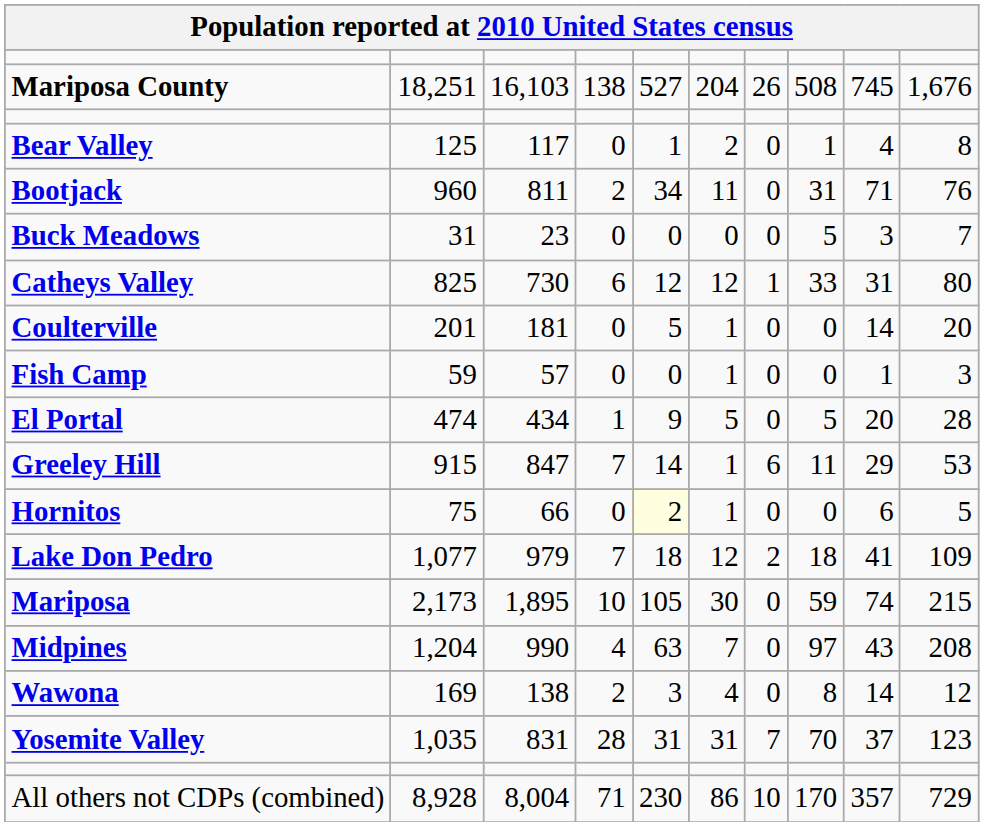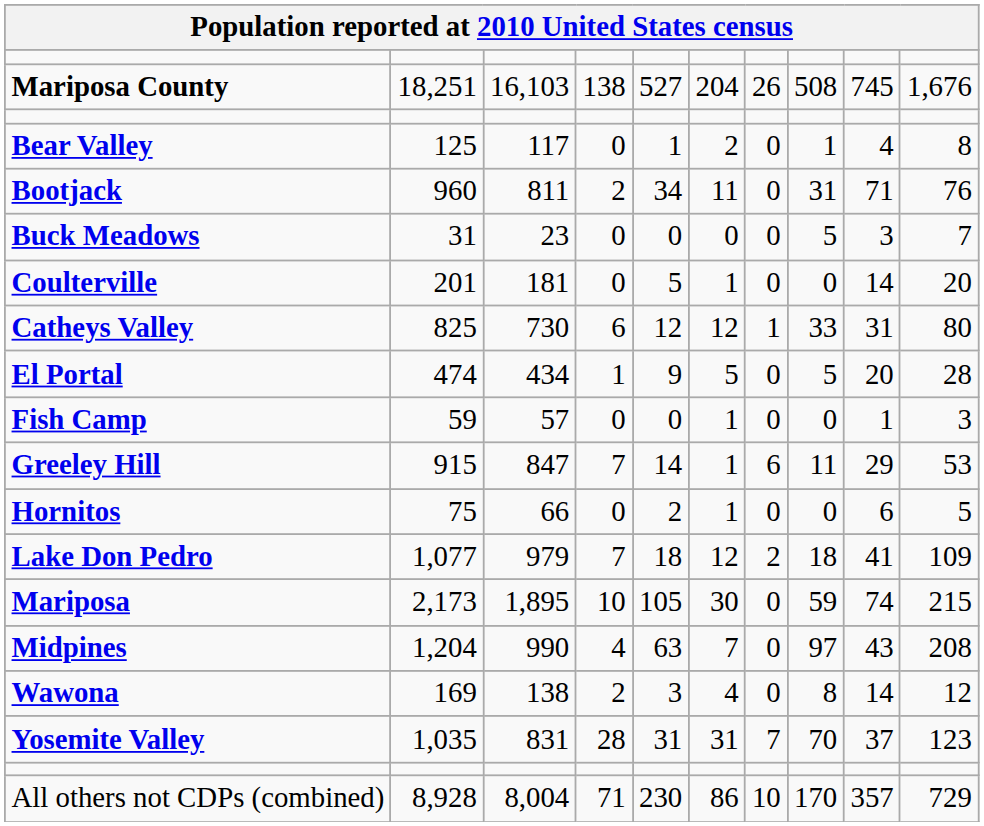rows swapped: (102, 282) <-> (84, 327)
rows swapped: (67, 419) <-> (79, 373)
(675, 510) lightyellow background -> (675, 510) no background
